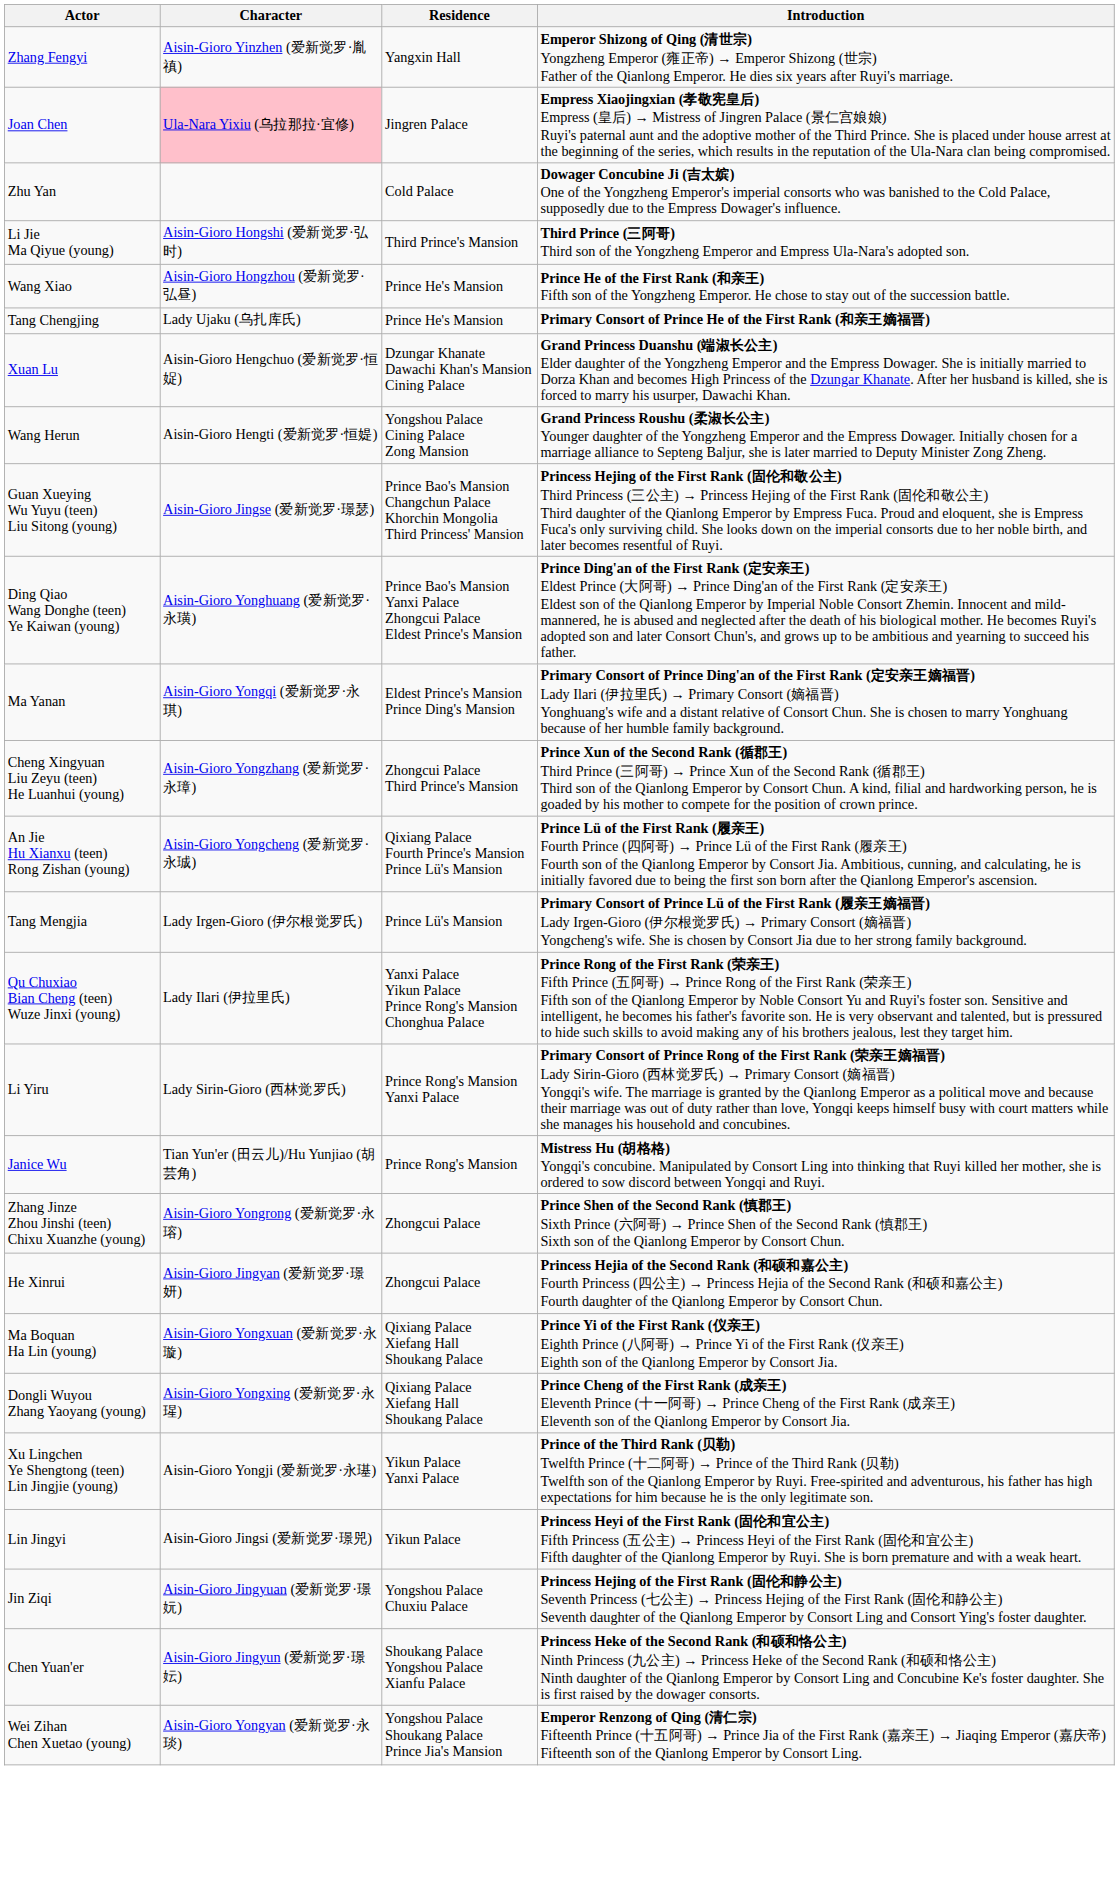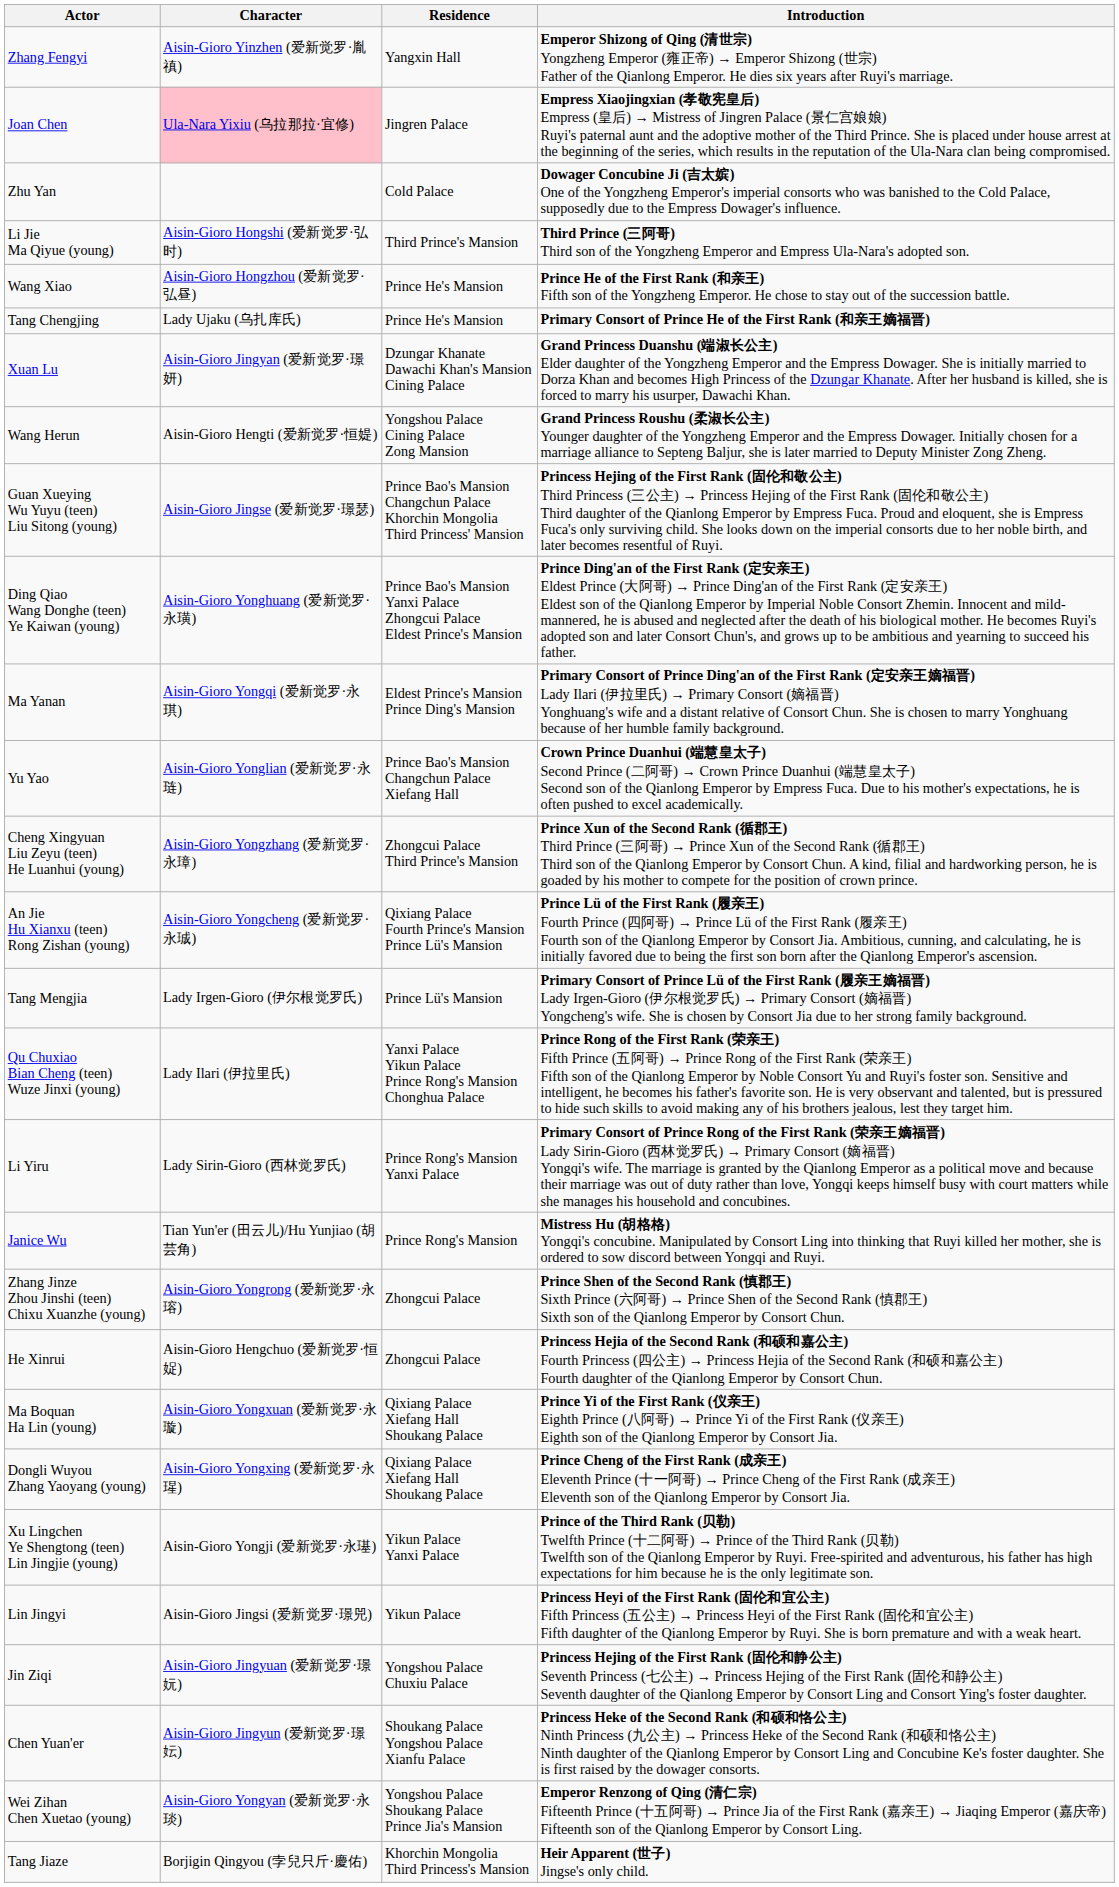(271, 369) Aisin-Gioro Hengchuo (爱新觉罗·恒娖) -> (264, 369) Aisin-Gioro Jingyan (爱新觉罗·璟妍)
+ row: (28, 778)
(264, 1282) Aisin-Gioro Jingyan (爱新觉罗·璟妍) -> (271, 1358) Aisin-Gioro Hengchuo (爱新觉罗·恒娖)
+ row: (38, 1861)
